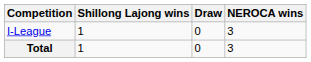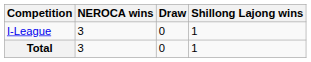columns swapped: (133, 13) <-> (265, 13)
